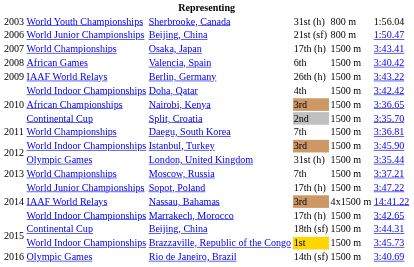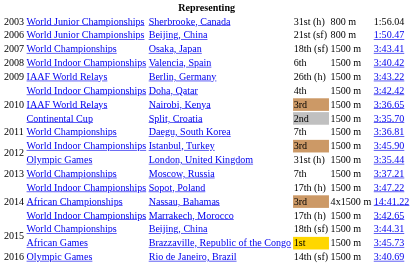(85, 21) World Youth Championships -> (86, 21) World Junior Championships
(310, 49) 17th (h) -> (311, 49) 18th (sf)
(57, 63) African Games -> (86, 63) World Indoor Championships
(75, 104) African Championships -> (67, 104) IAAF World Relays
(86, 187) World Junior Championships -> (86, 187) World Indoor Championships
(67, 201) IAAF World Relays -> (75, 201) African Championships
(60, 229) Continental Cup -> (72, 229) World Championships
(86, 243) World Indoor Championships -> (57, 243) African Games
